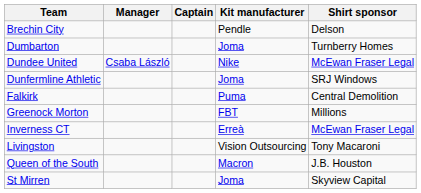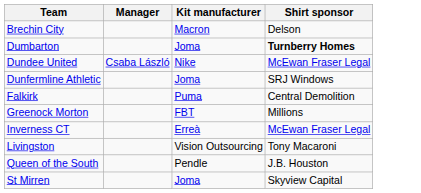- column: (194, 12)
(234, 29) Pendle -> (192, 29) Macron
(352, 46) normal -> (311, 46) bold
(236, 163) Macron -> (191, 163) Pendle
